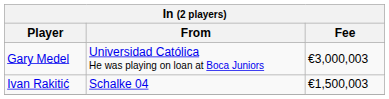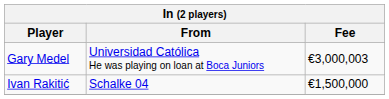(338, 84) €1,500,003 -> (338, 84) €1,500,000
